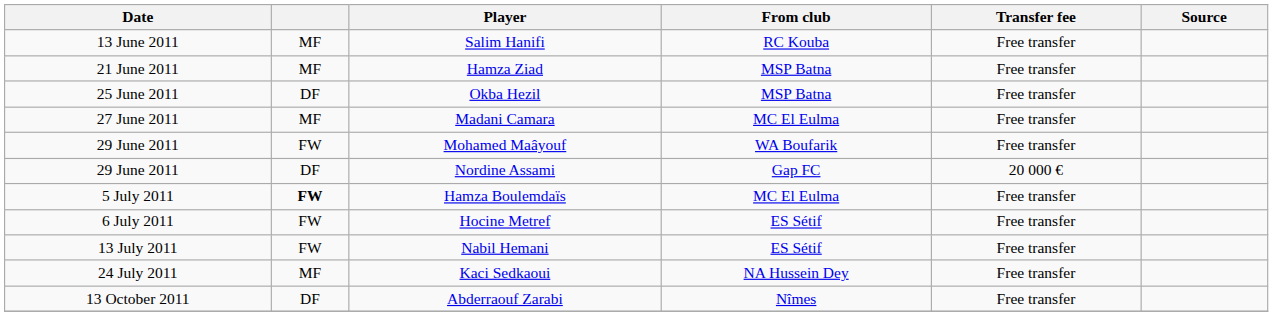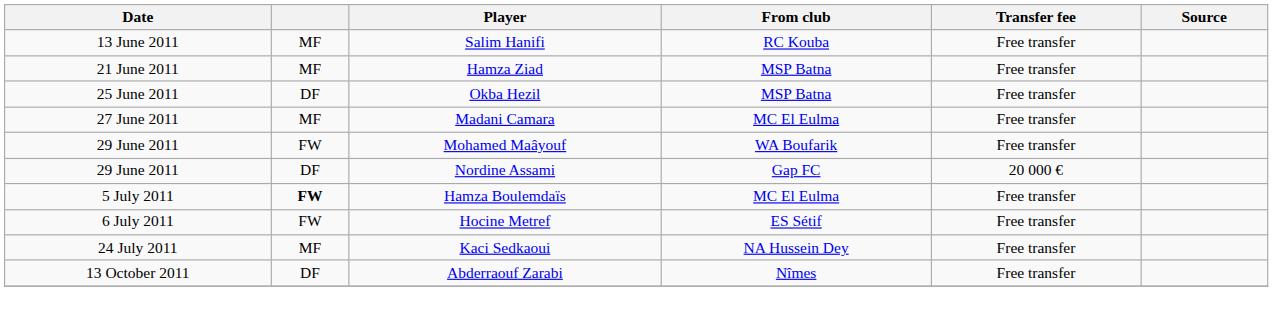- row: (505, 247)
